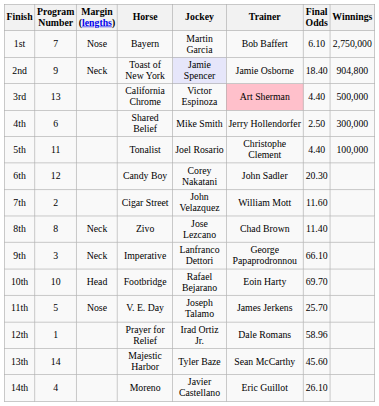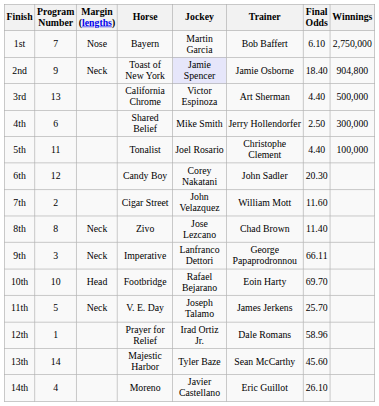(265, 97) pink background -> (265, 97) no background
(317, 255) 66.10 -> (317, 255) 66.11
(97, 308) Nose -> (97, 308) Neck
